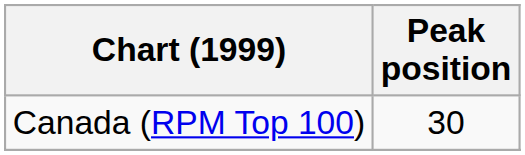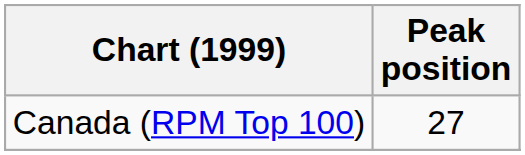(446, 122) 30 -> (446, 122) 27
